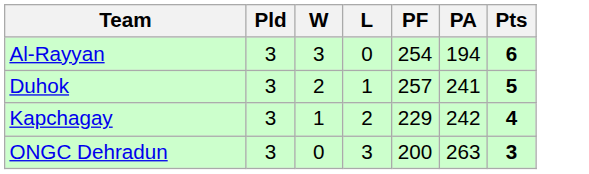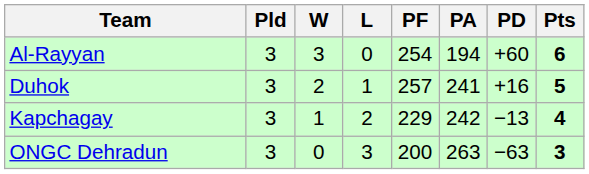+ column: (512, 20)
